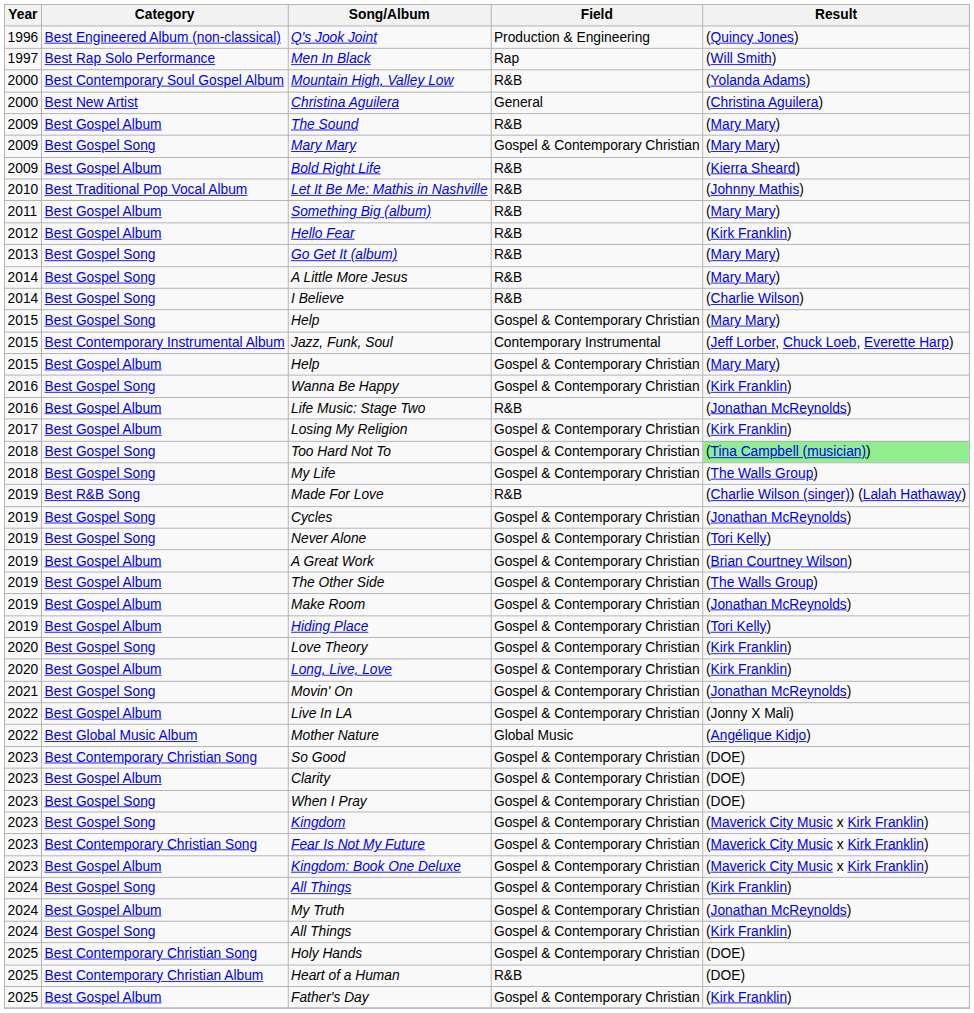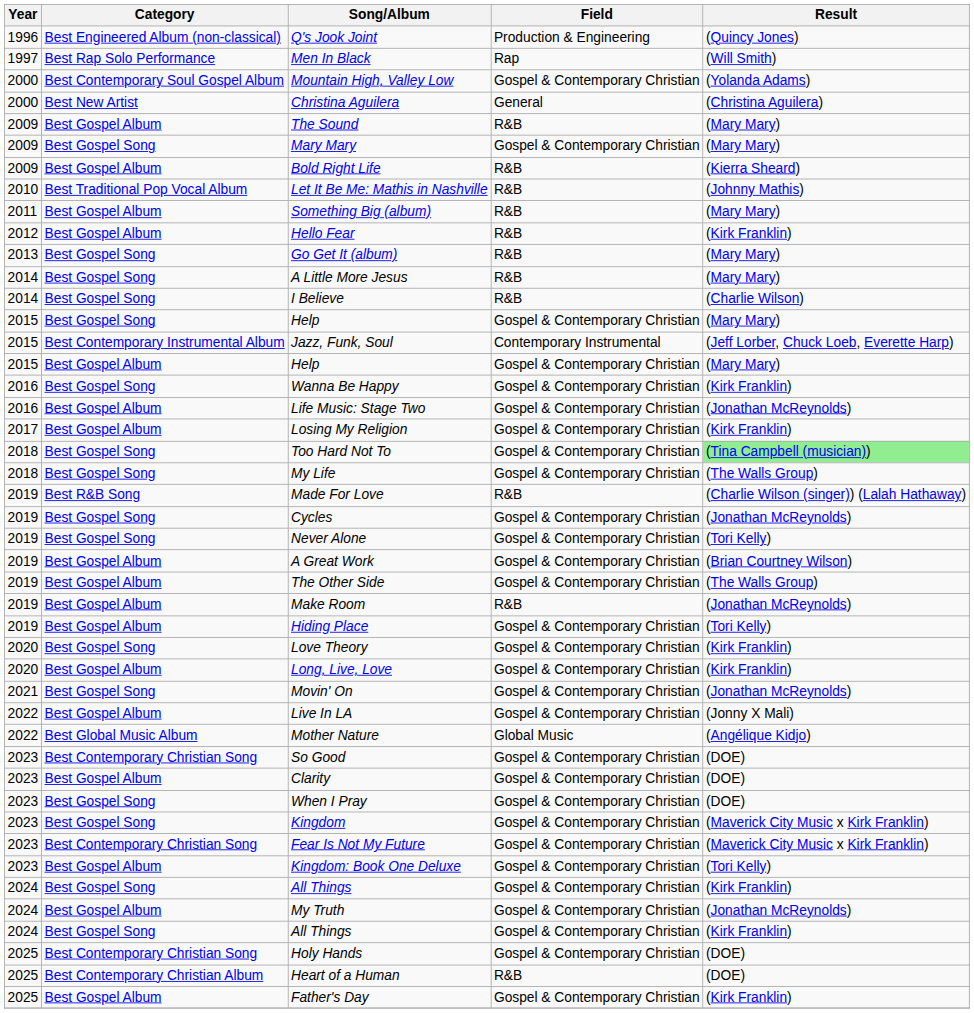(508, 80) R&B -> (597, 80) Gospel & Contemporary Christian
(508, 408) R&B -> (597, 408) Gospel & Contemporary Christian
(597, 604) Gospel & Contemporary Christian -> (508, 604) R&B
(817, 866) (Maverick City Music x Kirk Franklin) -> (738, 866) (Tori Kelly)
